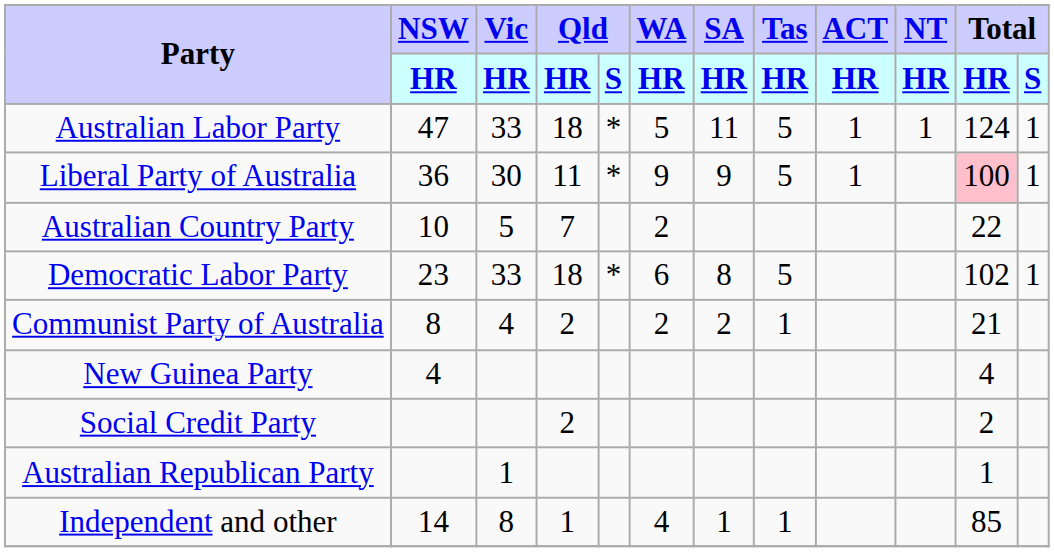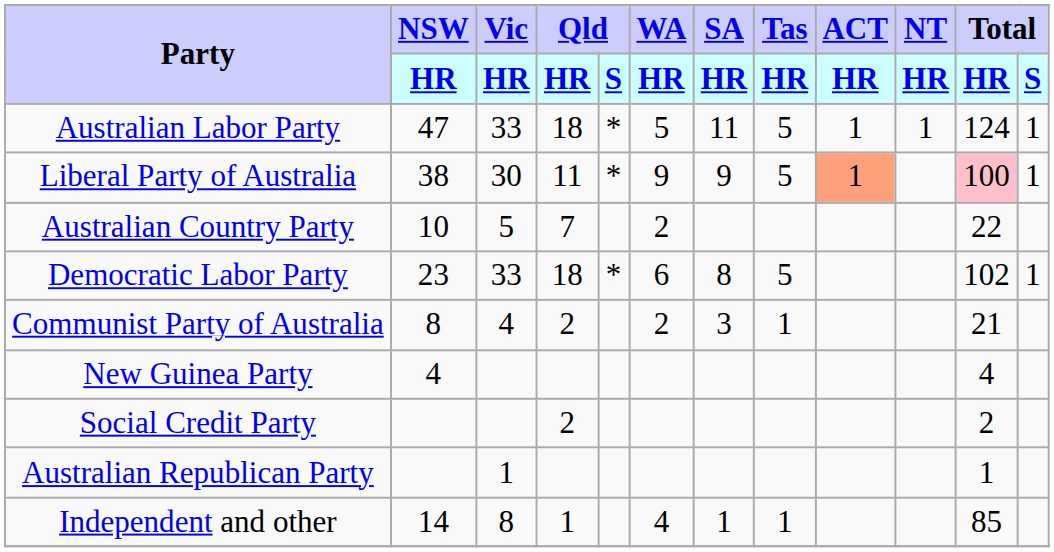(433, 176) 36 -> (433, 176) 38
(855, 176) no background -> (855, 176) lightsalmon background
(724, 324) 2 -> (724, 324) 3
